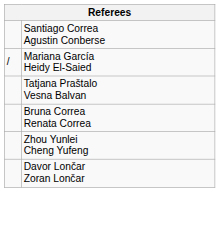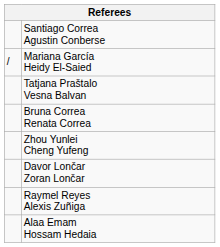+ row: (57, 201)
+ row: (60, 228)
